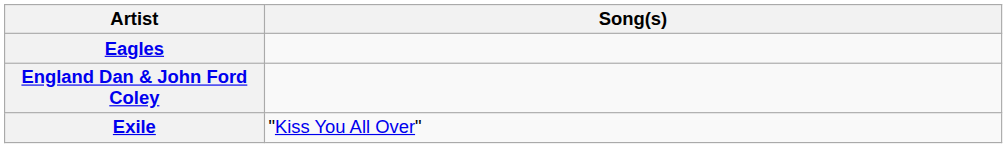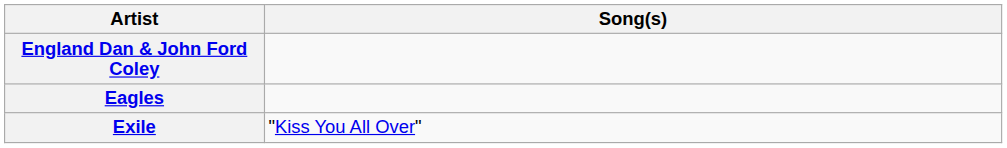rows swapped: (134, 48) <-> (134, 87)
